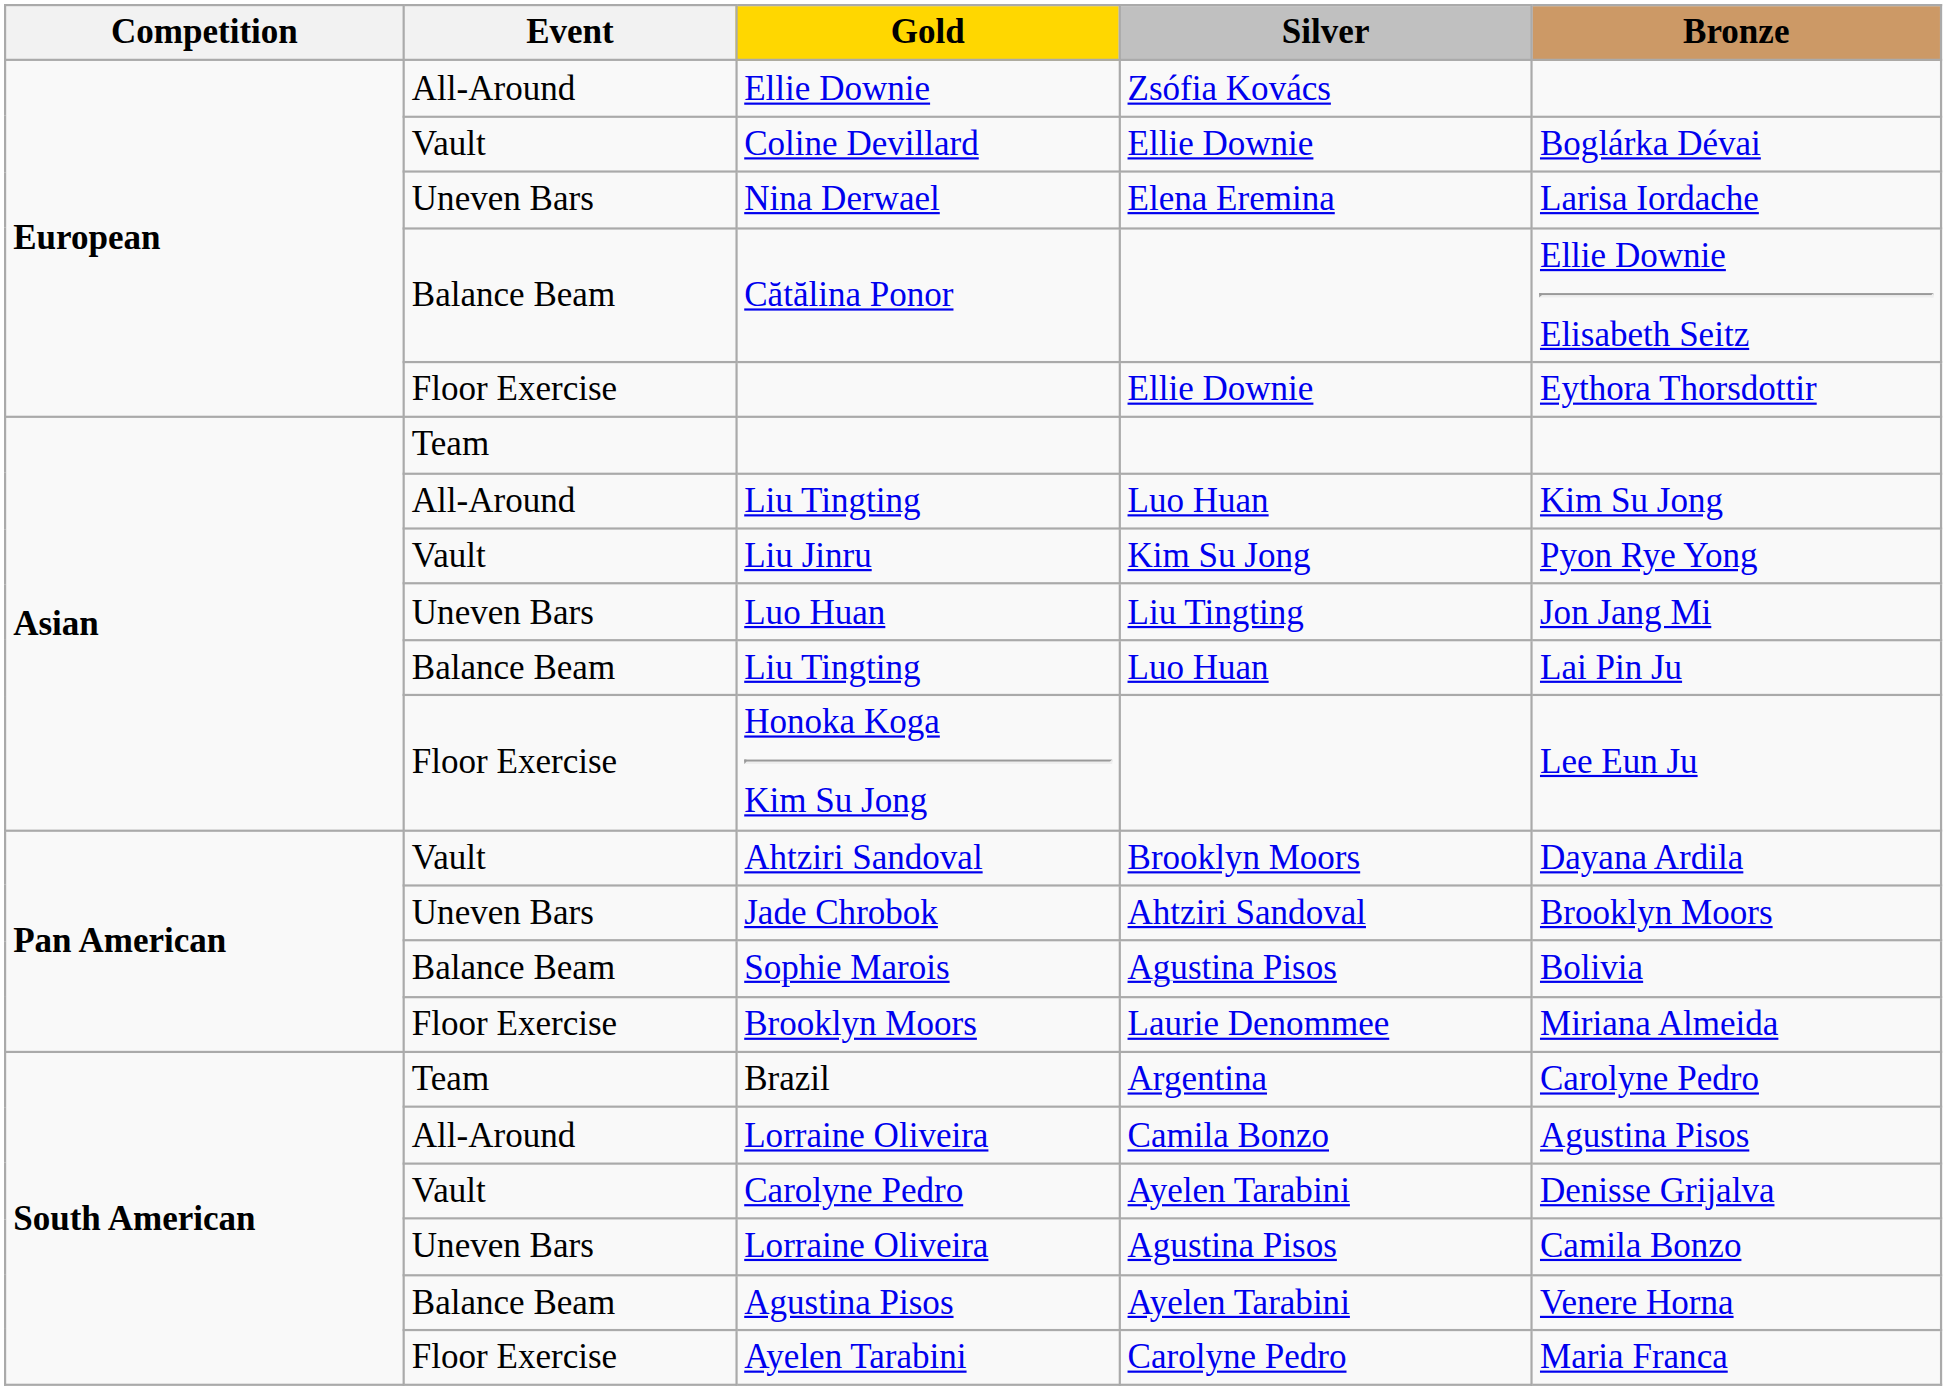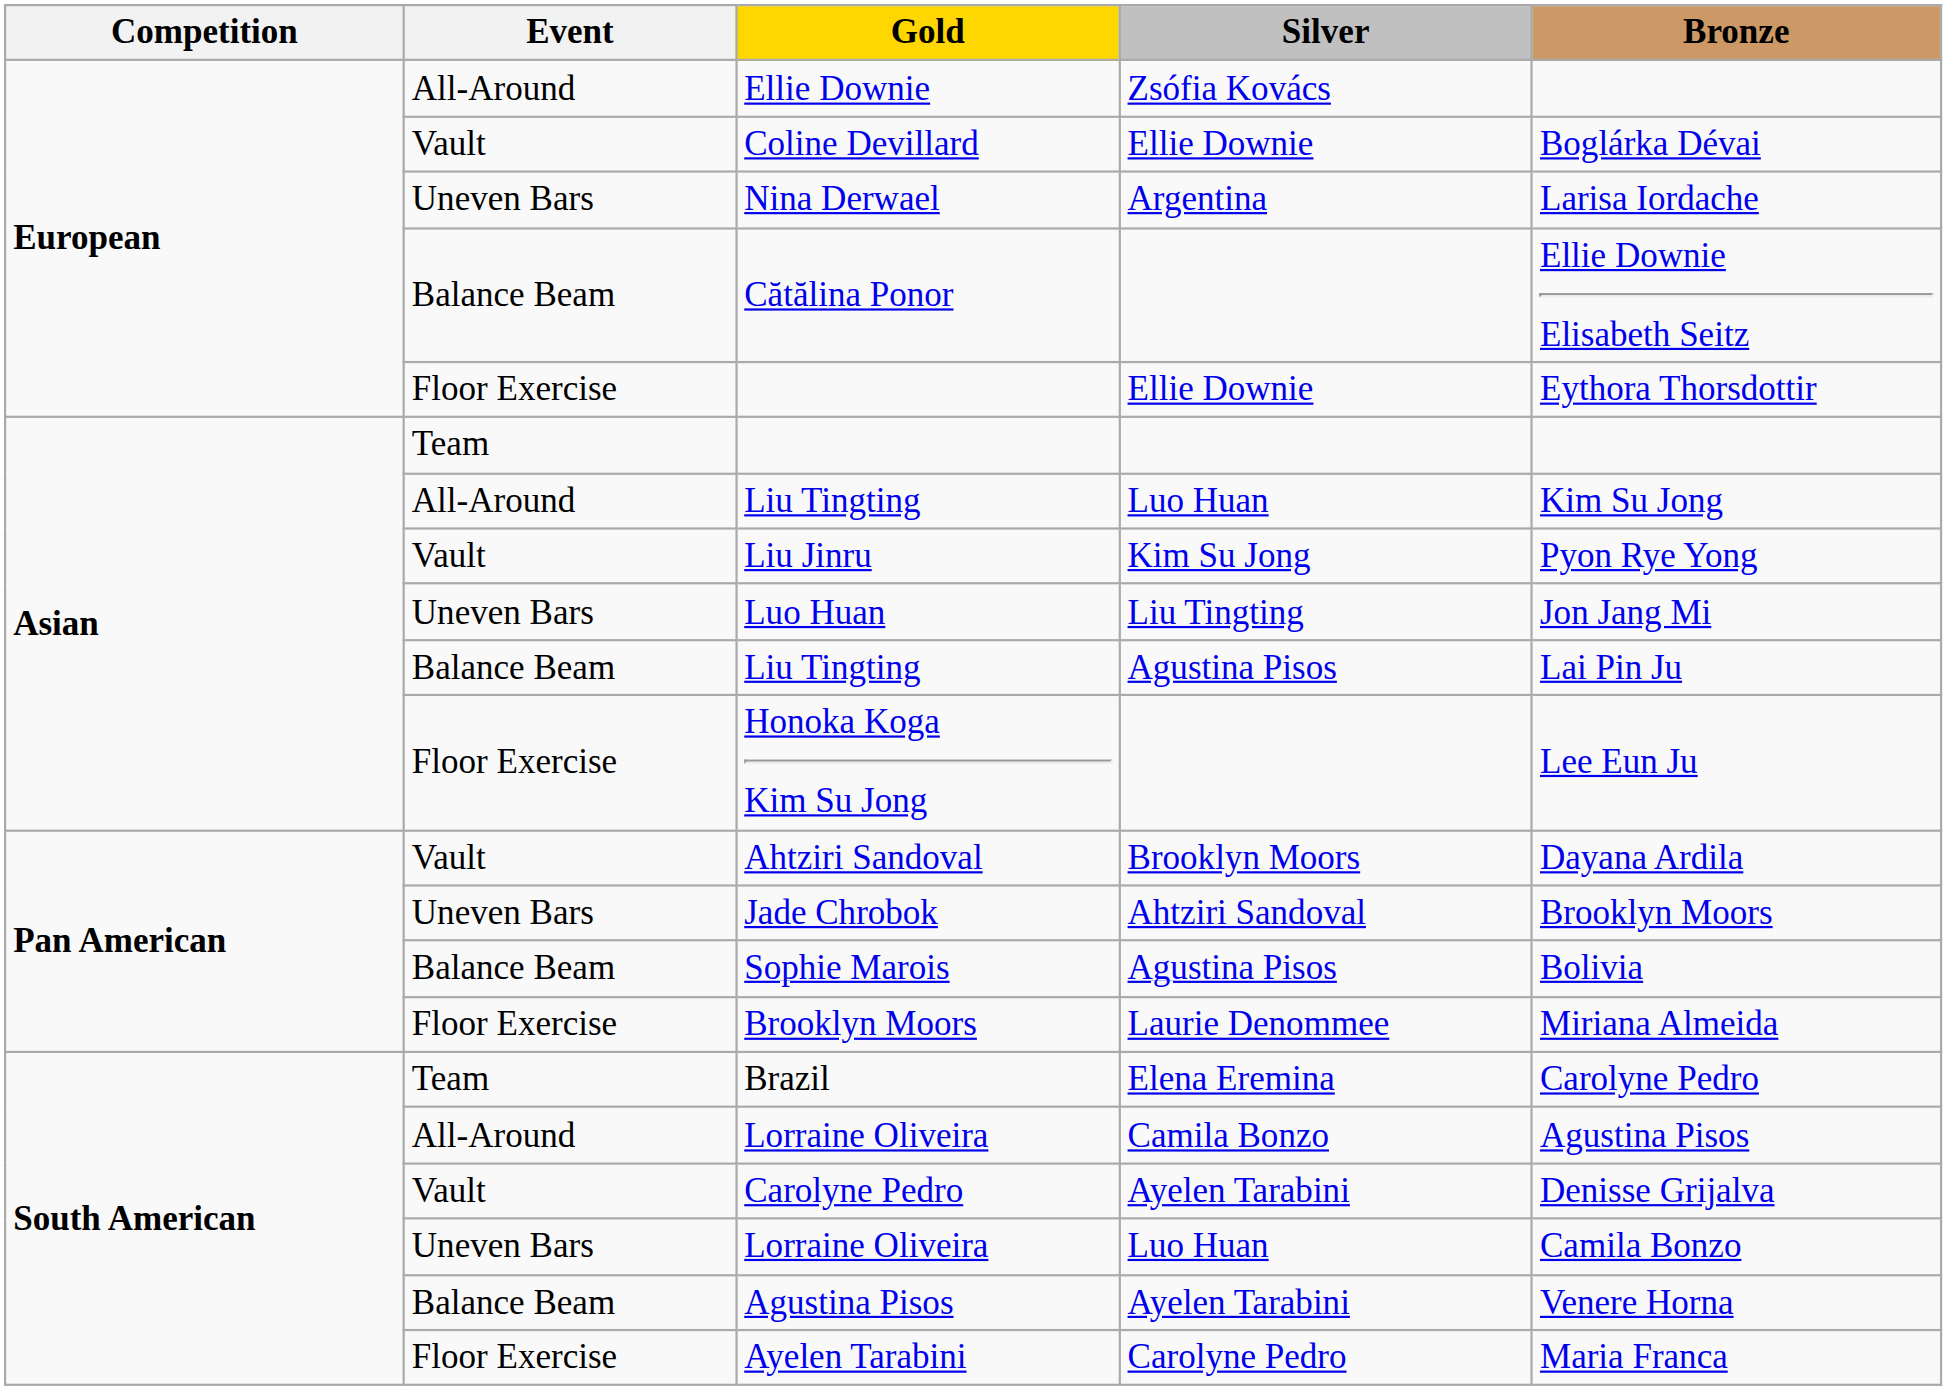(1231, 198) Elena Eremina -> (1197, 198) Argentina
(1198, 666) Luo Huan -> (1232, 666) Agustina Pisos
(1197, 1079) Argentina -> (1231, 1079) Elena Eremina
(1232, 1245) Agustina Pisos -> (1198, 1245) Luo Huan
